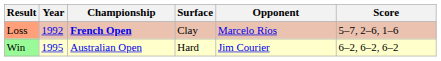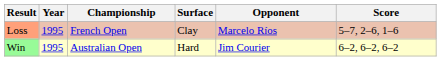(52, 30) 1992 -> (52, 30) 1995
(101, 30) bold -> (99, 30) normal
